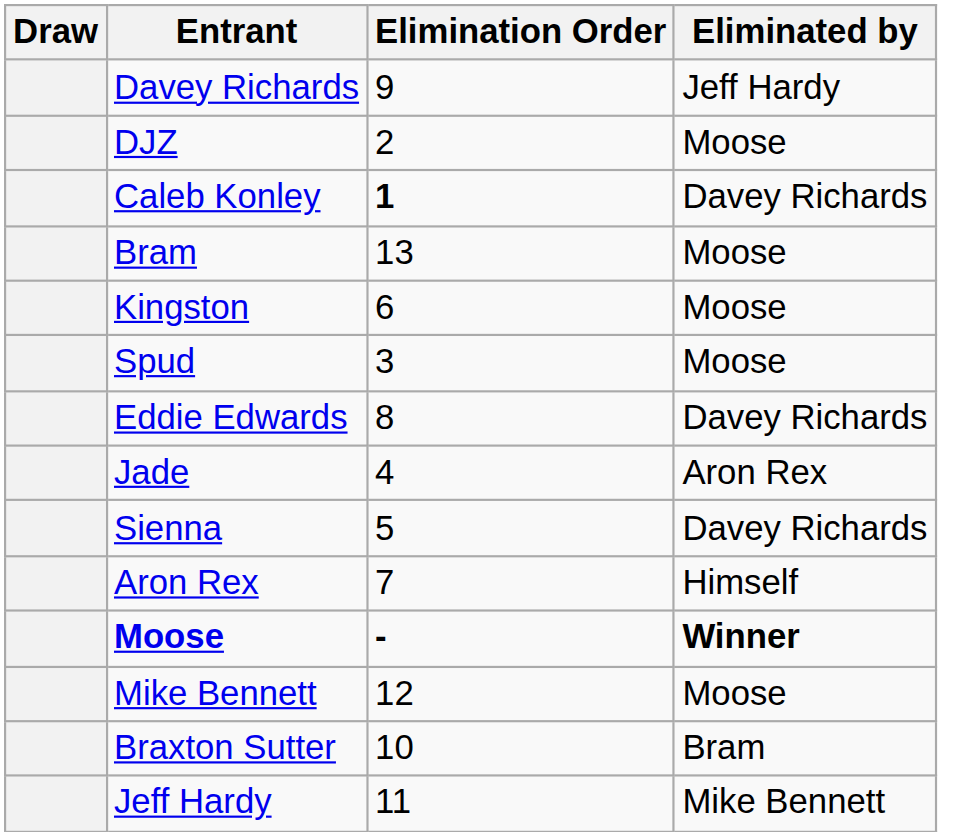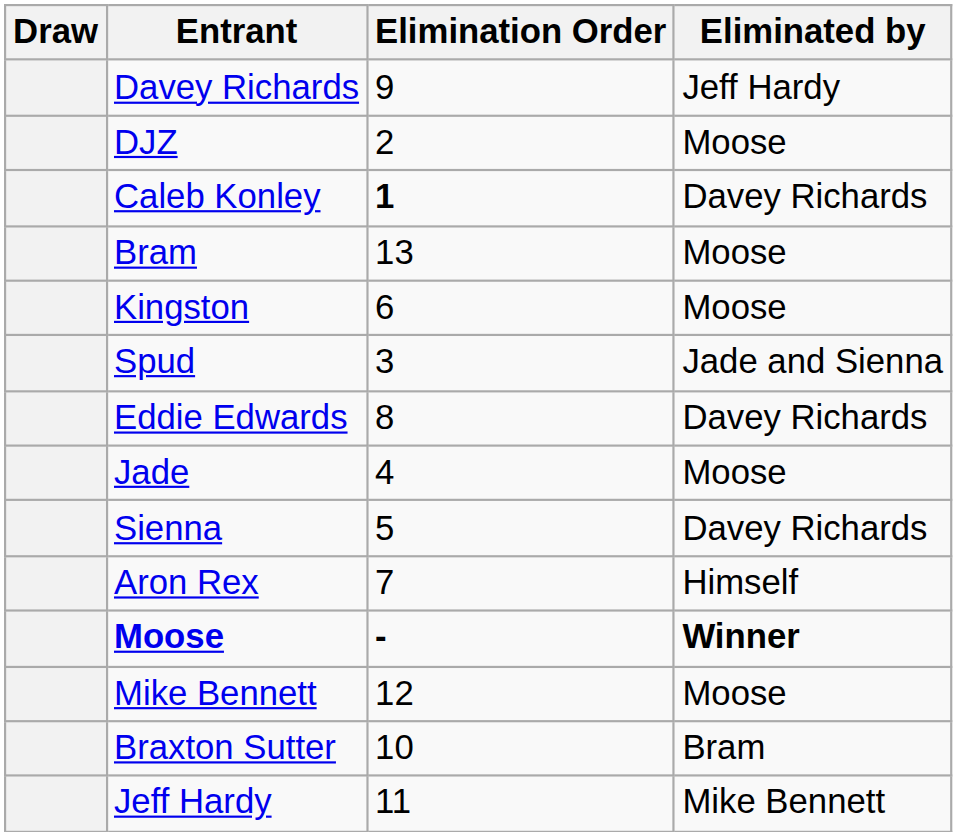(735, 362) Moose -> (813, 362) Jade and Sienna
(755, 472) Aron Rex -> (735, 472) Moose
